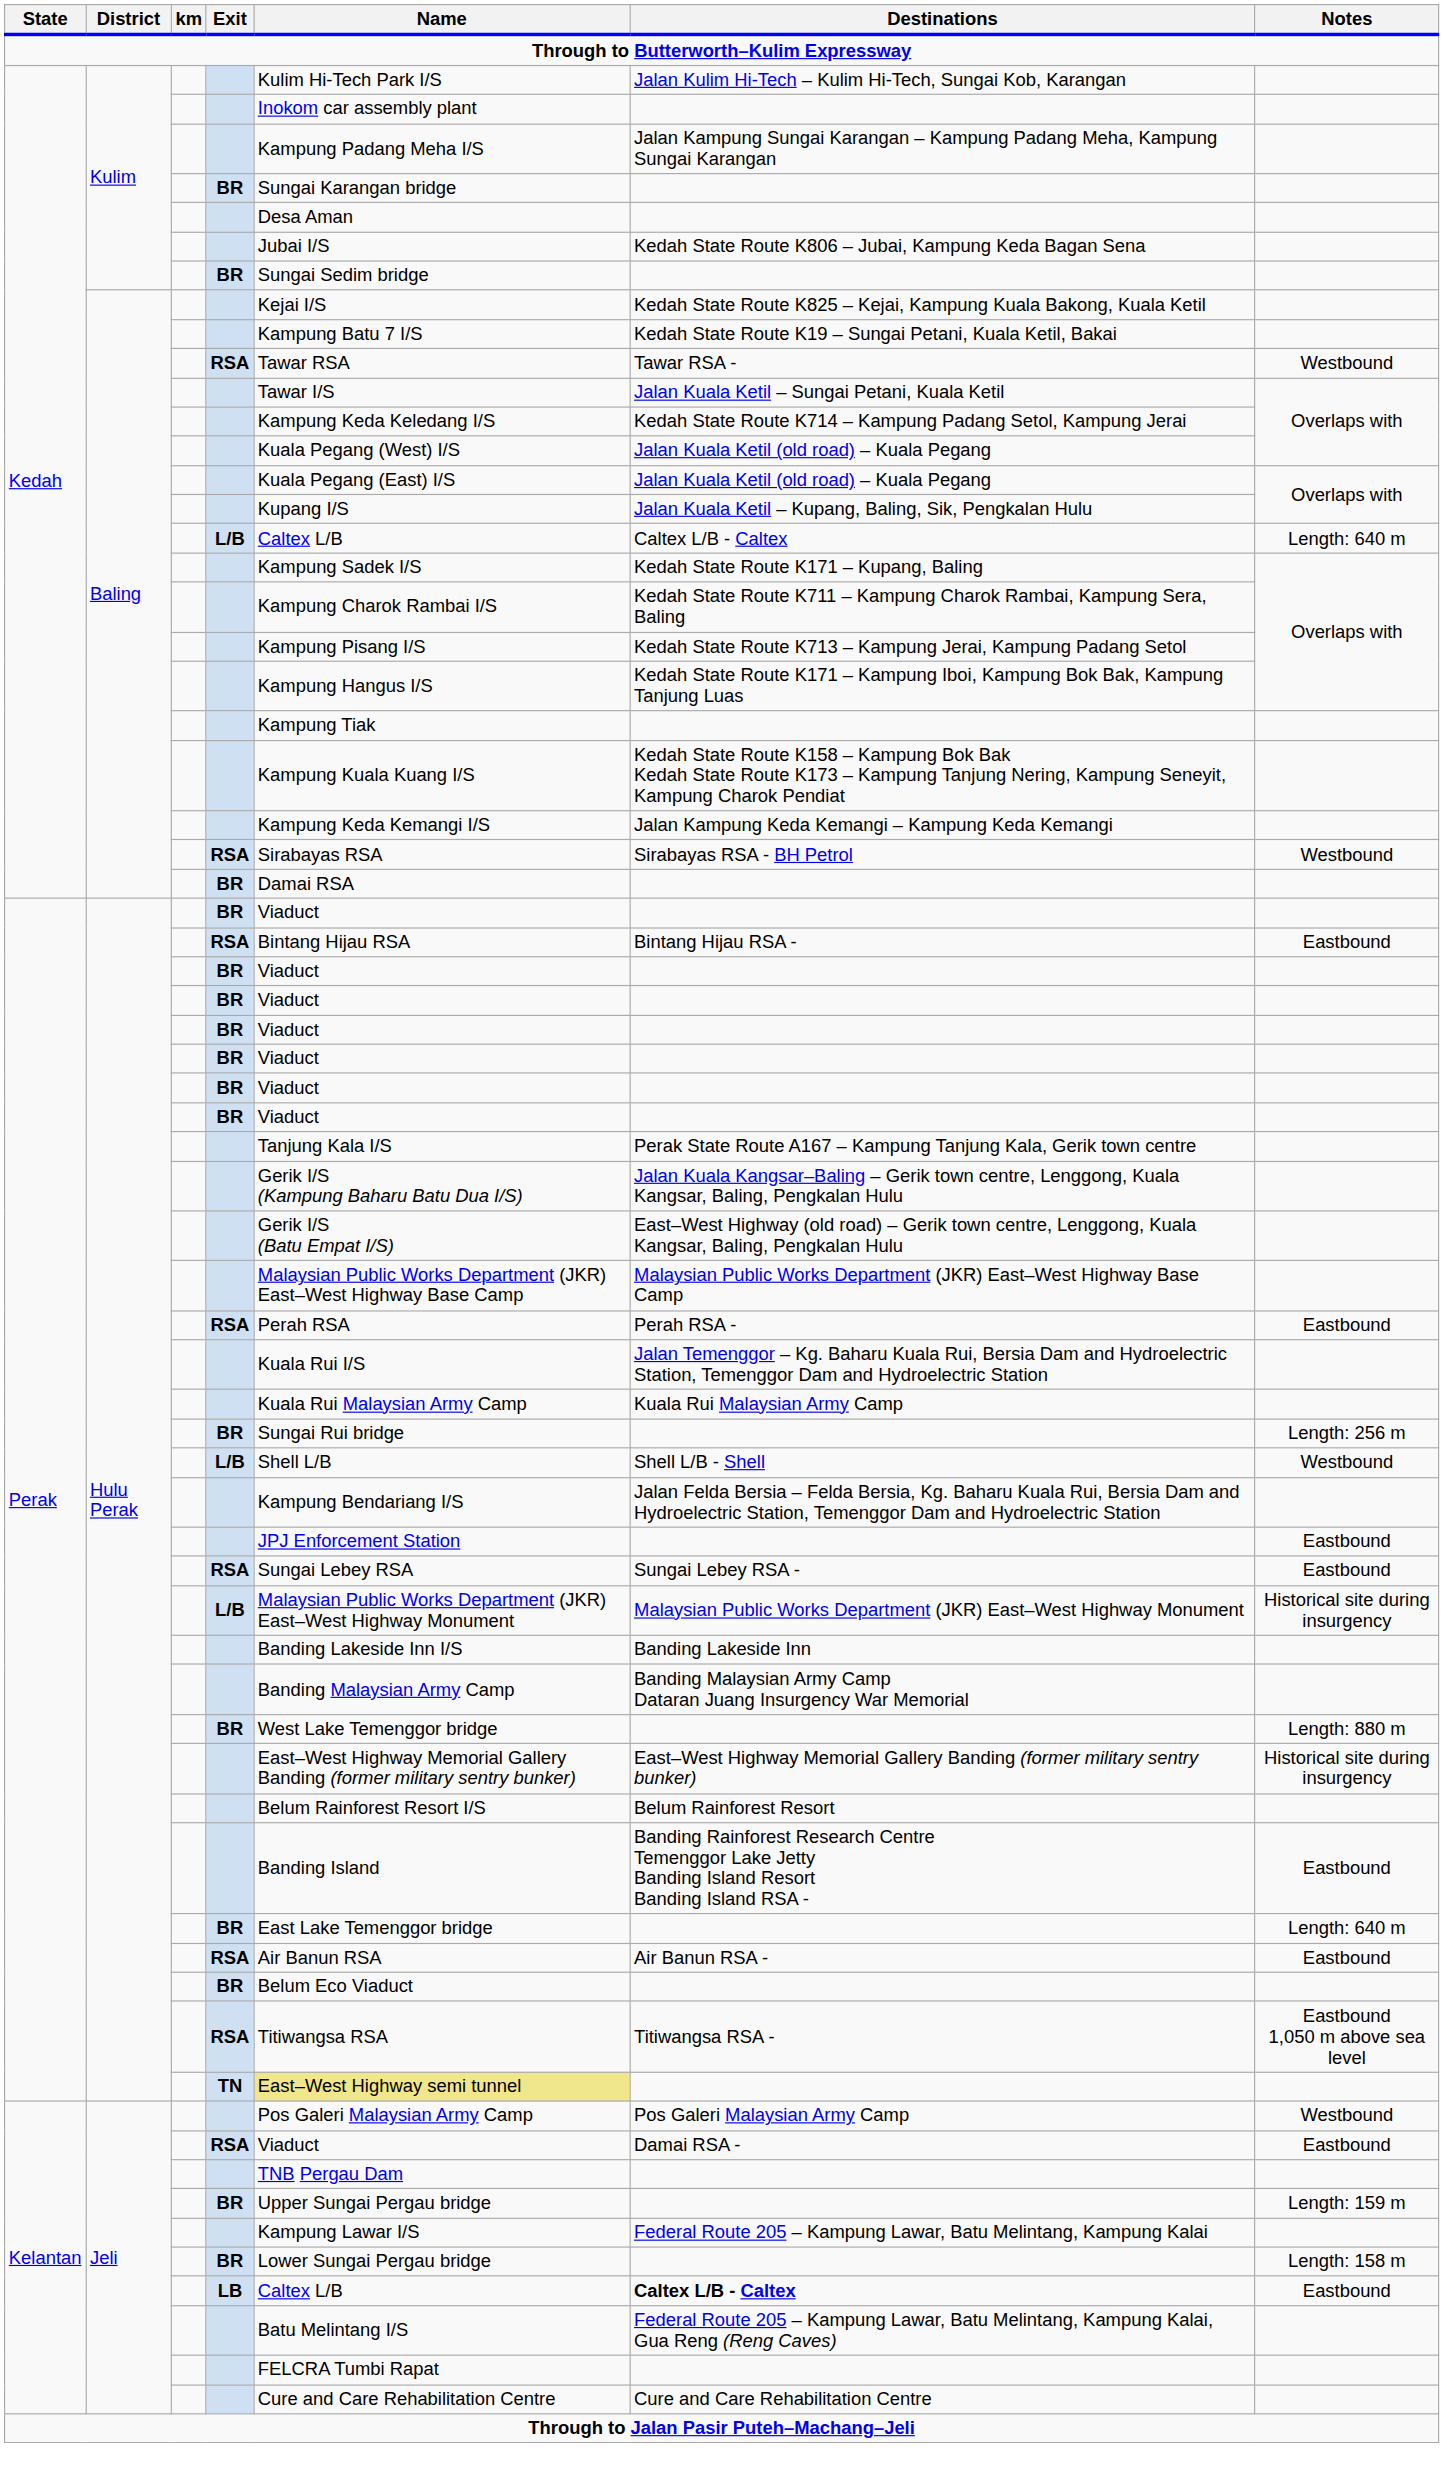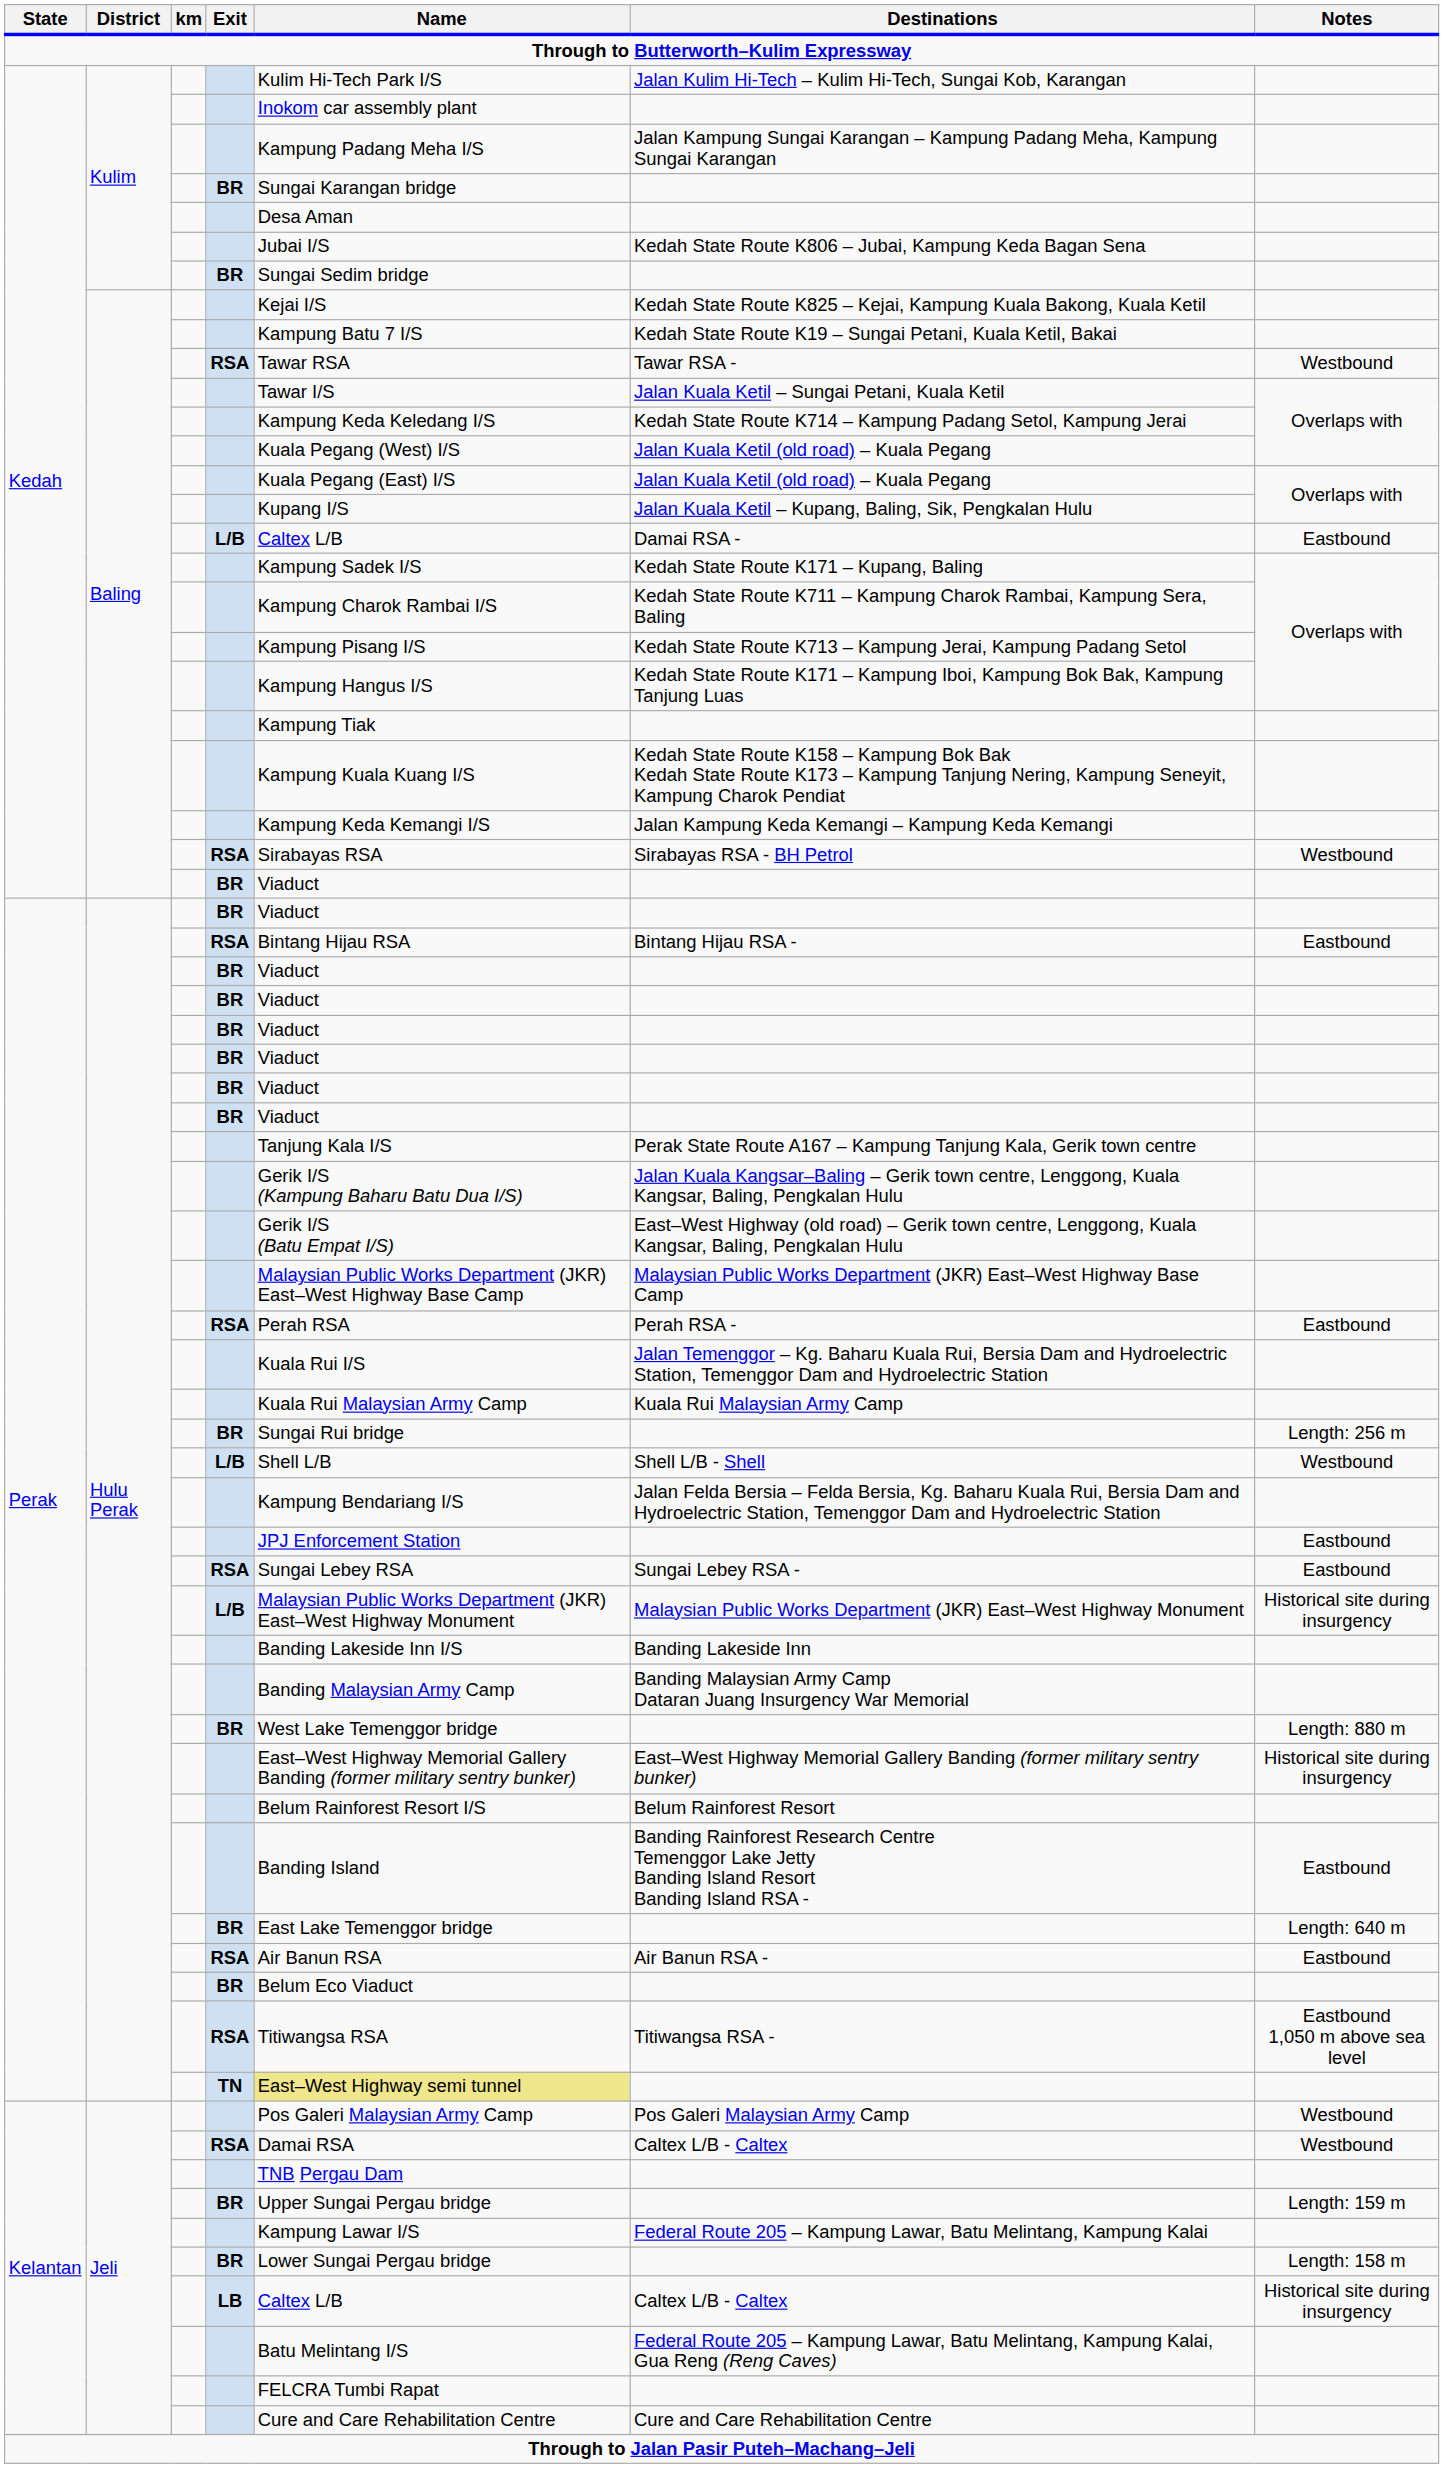(711, 538) Caltex L/B - Caltex -> (687, 538) Damai RSA -
(1347, 538) Length: 640 m -> (1347, 538) Eastbound
(306, 883) Damai RSA -> (288, 883) Viaduct
(288, 2144) Viaduct -> (306, 2144) Damai RSA
(687, 2144) Damai RSA - -> (711, 2144) Caltex L/B - Caltex
(1347, 2144) Eastbound -> (1347, 2144) Westbound
(715, 2290) bold -> (711, 2301) normal
(1347, 2290) Eastbound -> (1347, 2301) Historical site during insurgency
